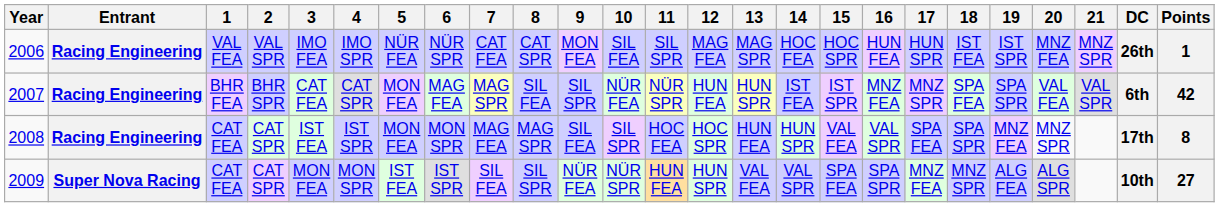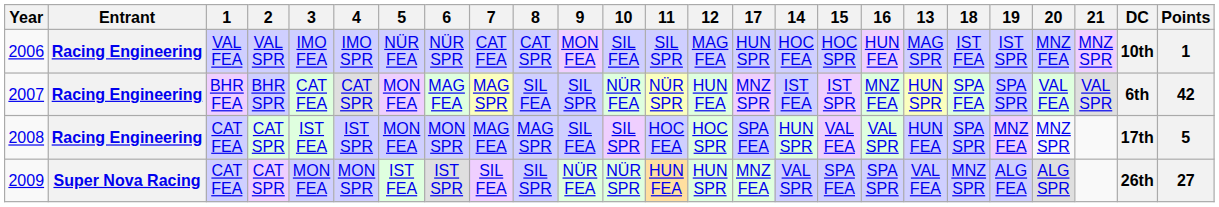columns swapped: (754, 17) <-> (926, 17)
(1137, 51) 26th -> (1137, 51) 10th
(1186, 137) 8 -> (1186, 137) 5
(1137, 180) 10th -> (1137, 180) 26th
